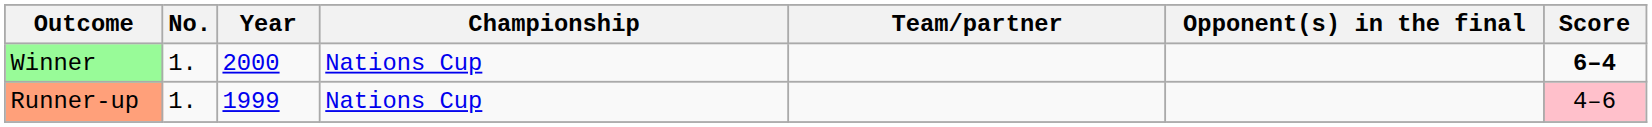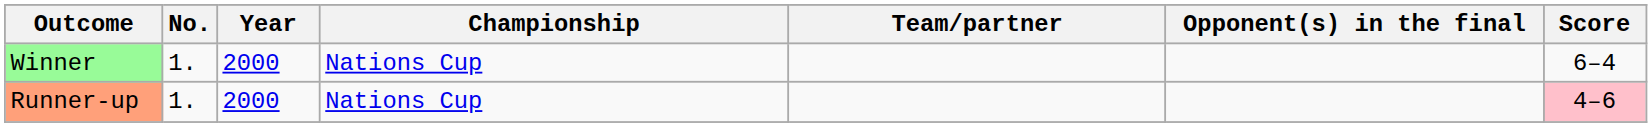(1594, 63) bold -> (1594, 63) normal
(251, 102) 1999 -> (251, 102) 2000
